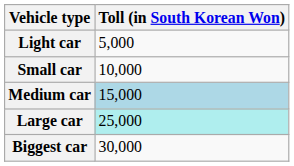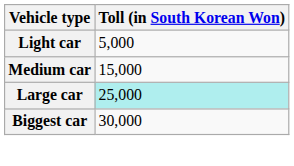- row: (50, 69)
(120, 95) lightblue background -> (120, 69) no background
